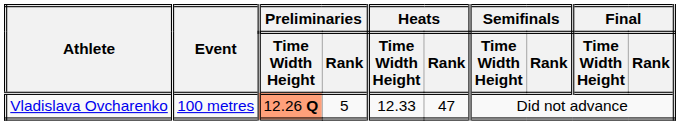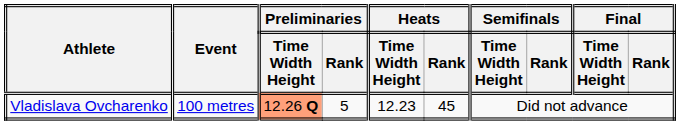(397, 106) 12.33 -> (397, 106) 12.23
(447, 106) 47 -> (447, 106) 45
